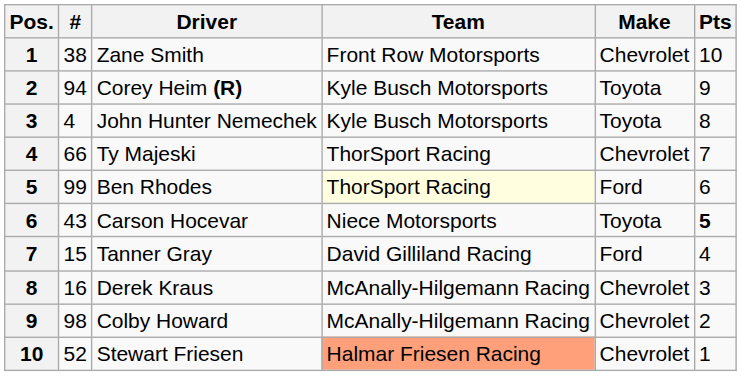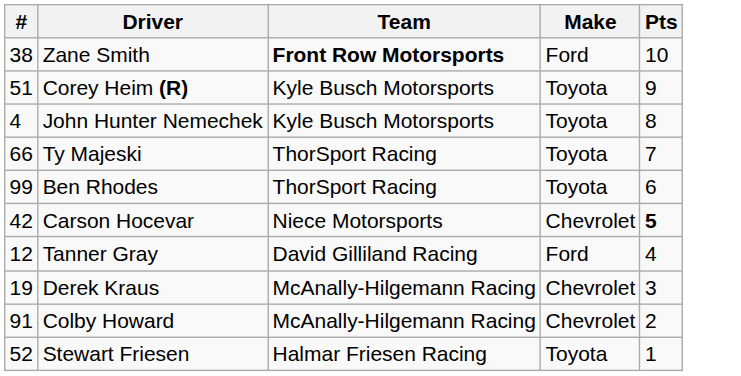- column: (32, 21)
(433, 55) normal -> (388, 55) bold
(644, 55) Chevrolet -> (567, 55) Ford
(75, 88) 94 -> (21, 88) 51
(644, 154) Chevrolet -> (576, 154) Toyota
(409, 188) lightyellow background -> (355, 188) no background
(621, 188) Ford -> (576, 188) Toyota
(75, 221) 43 -> (21, 221) 42
(630, 221) Toyota -> (590, 221) Chevrolet
(75, 254) 15 -> (21, 254) 12
(75, 287) 16 -> (21, 287) 19
(75, 320) 98 -> (21, 320) 91
(434, 354) lightsalmon background -> (380, 354) no background
(644, 354) Chevrolet -> (576, 354) Toyota
